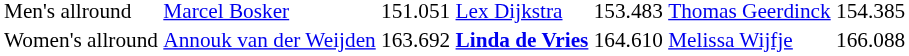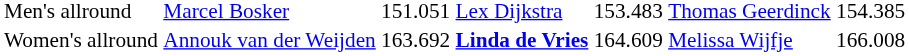(628, 40) 164.610 -> (628, 40) 164.609
(871, 40) 166.088 -> (871, 40) 166.008
